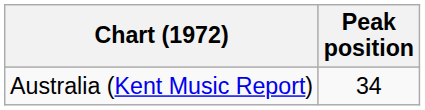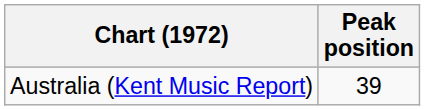(369, 85) 34 -> (369, 85) 39
